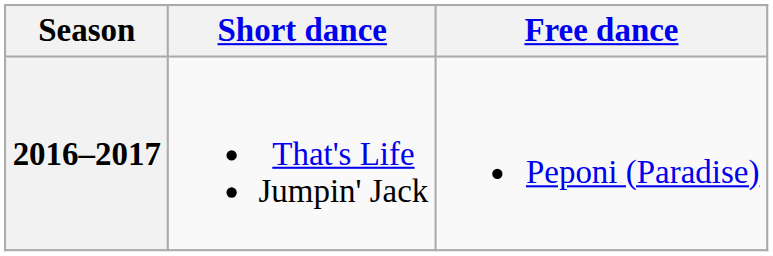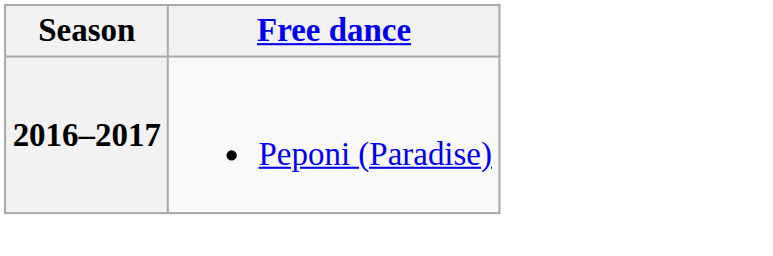- column: (302, 30)
